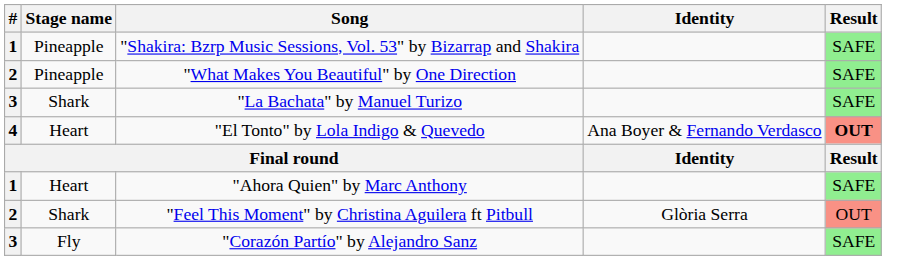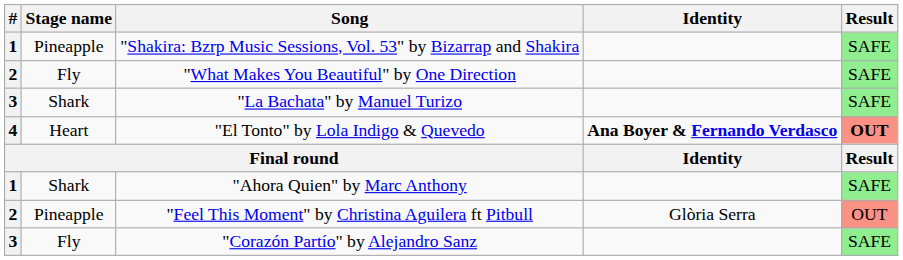(69, 74) Pineapple -> (69, 74) Fly
(704, 130) normal -> (712, 130) bold
(69, 185) Heart -> (69, 185) Shark
(69, 213) Shark -> (69, 213) Pineapple
